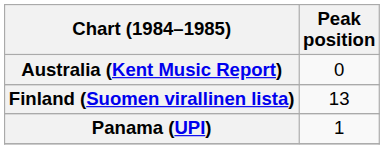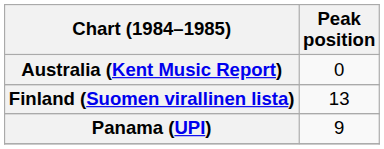(339, 128) 1 -> (339, 128) 9
